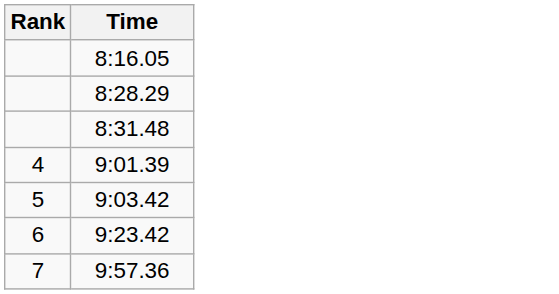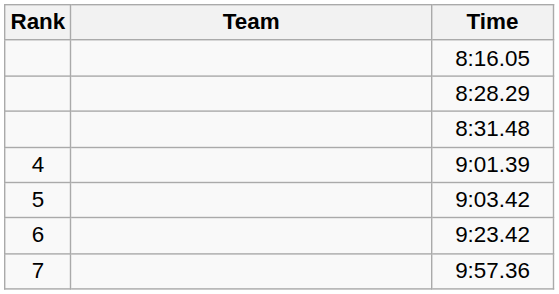+ column: (251, 22)
